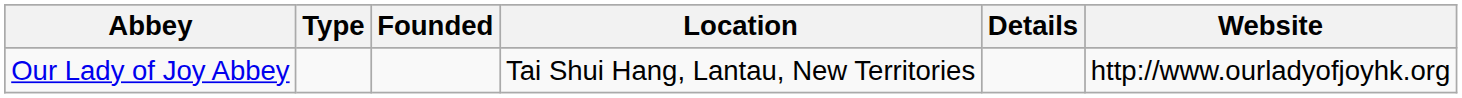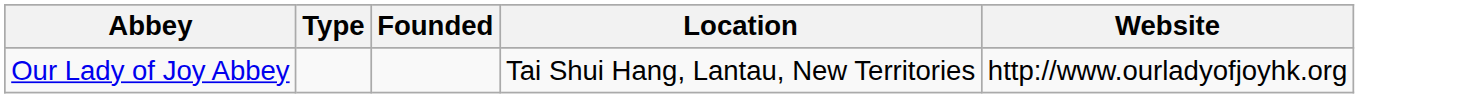- column: (1033, 26)
